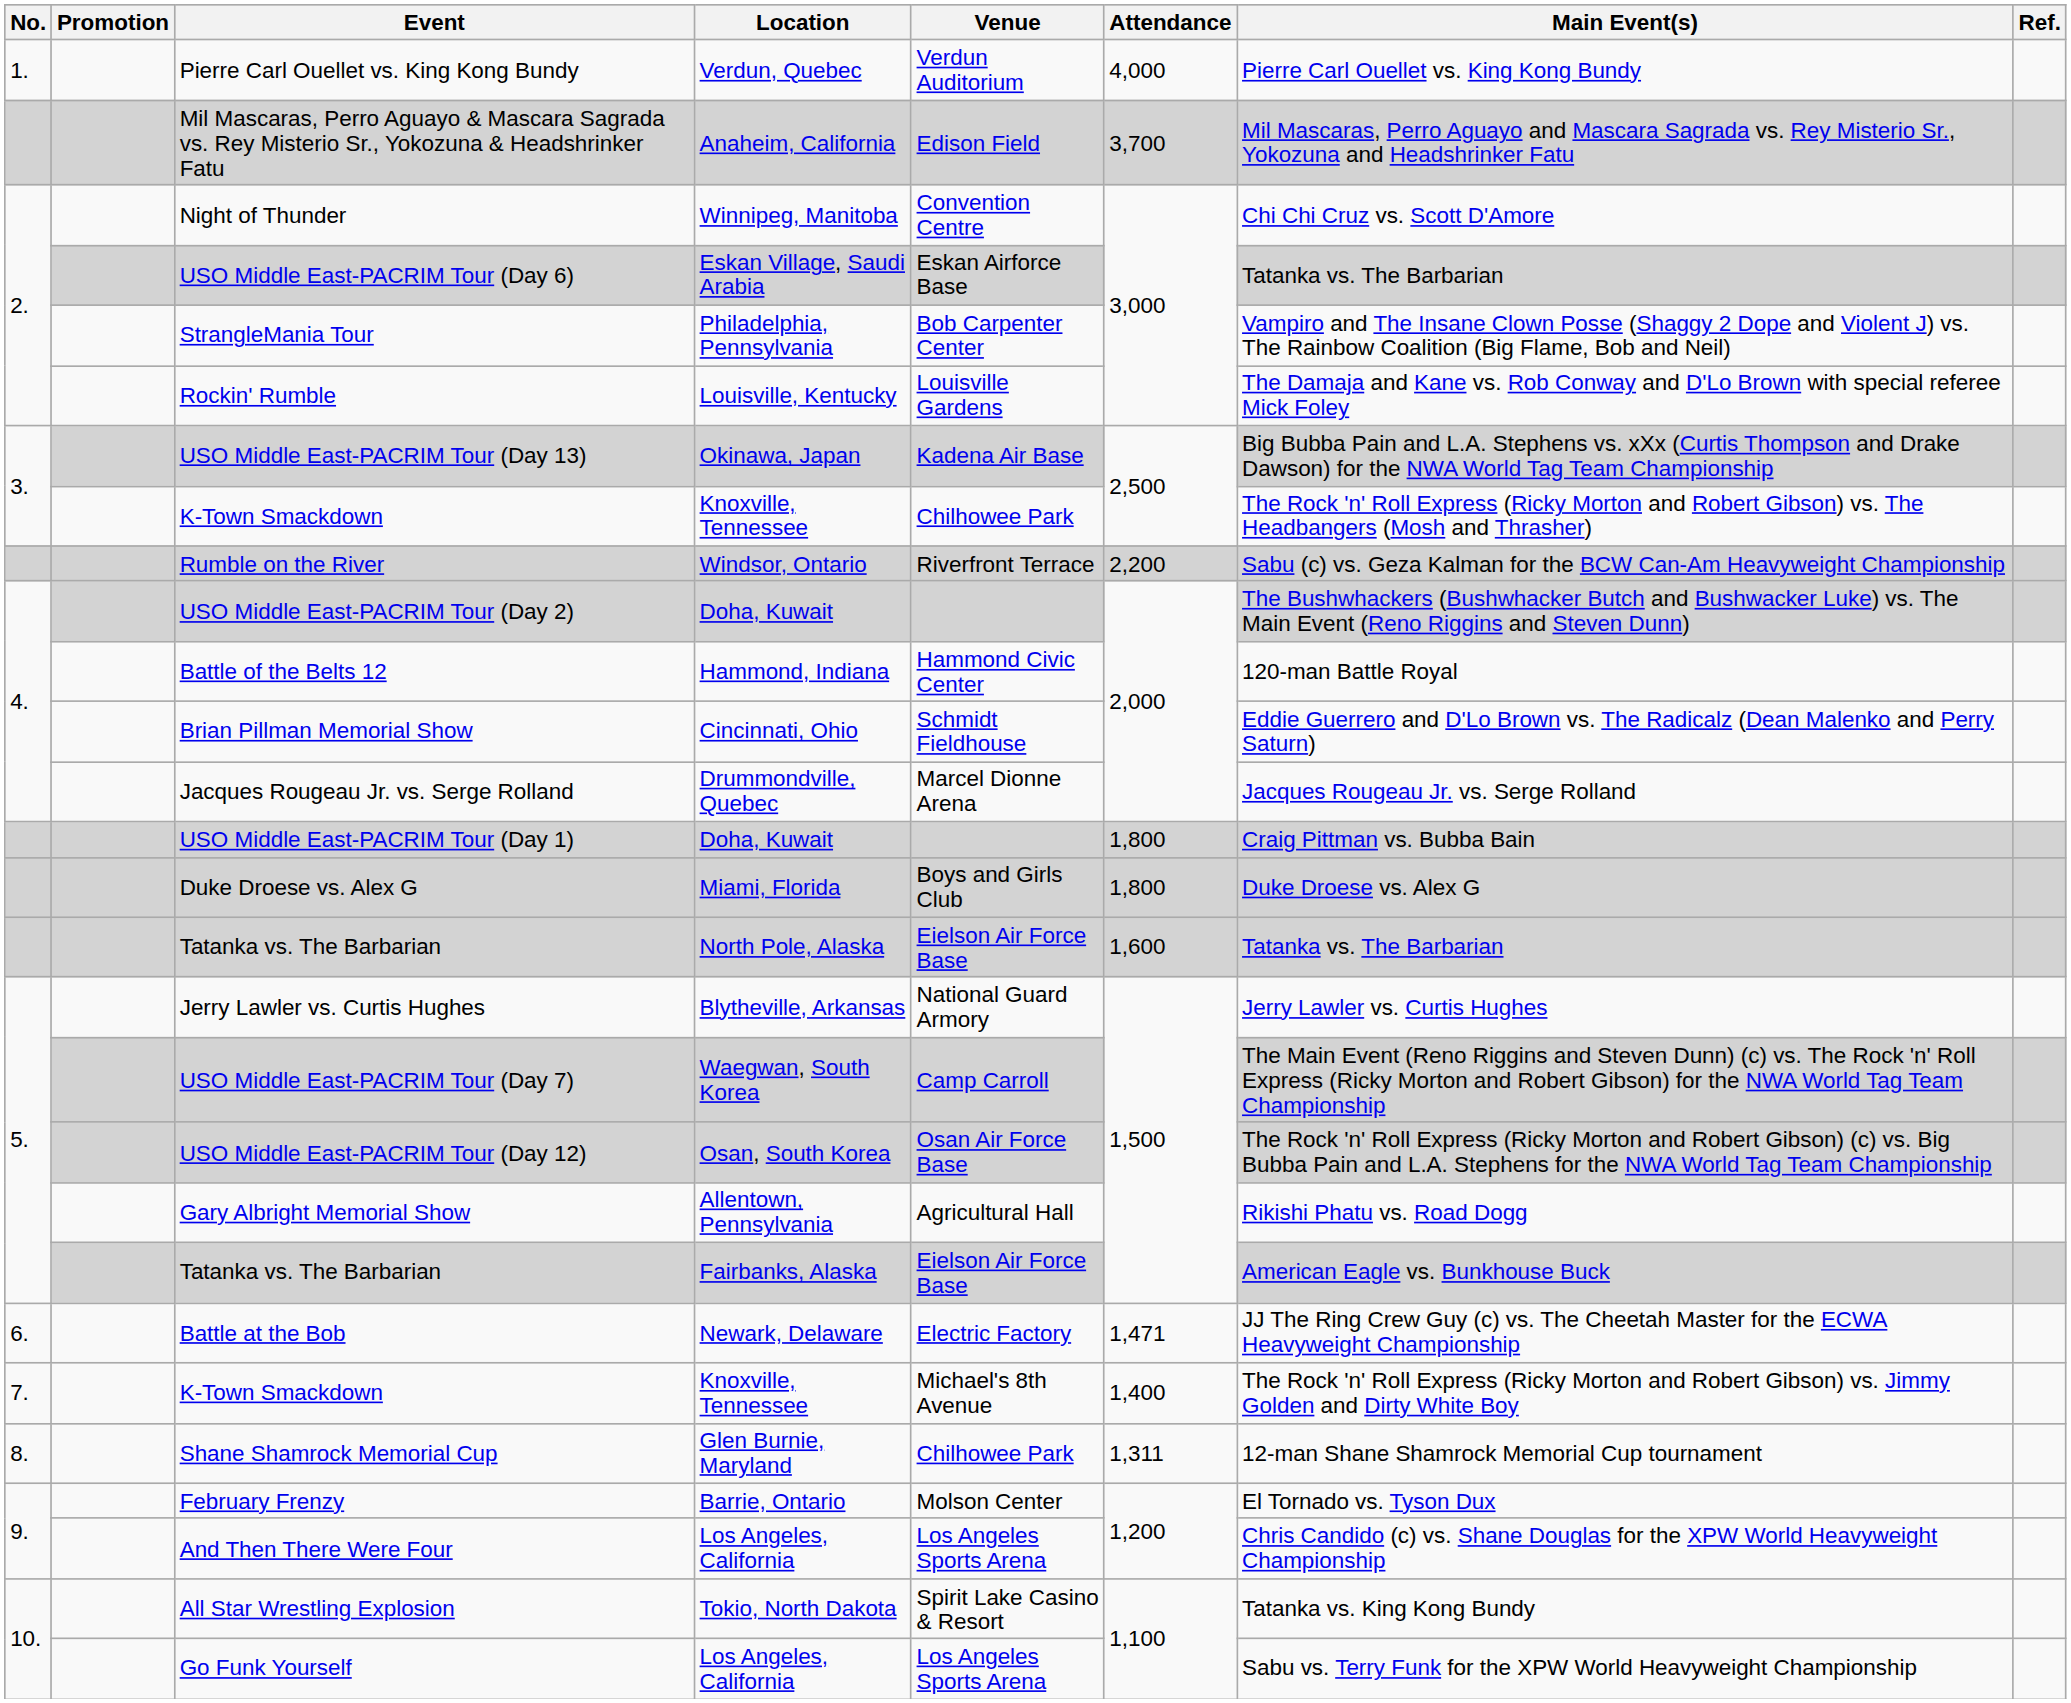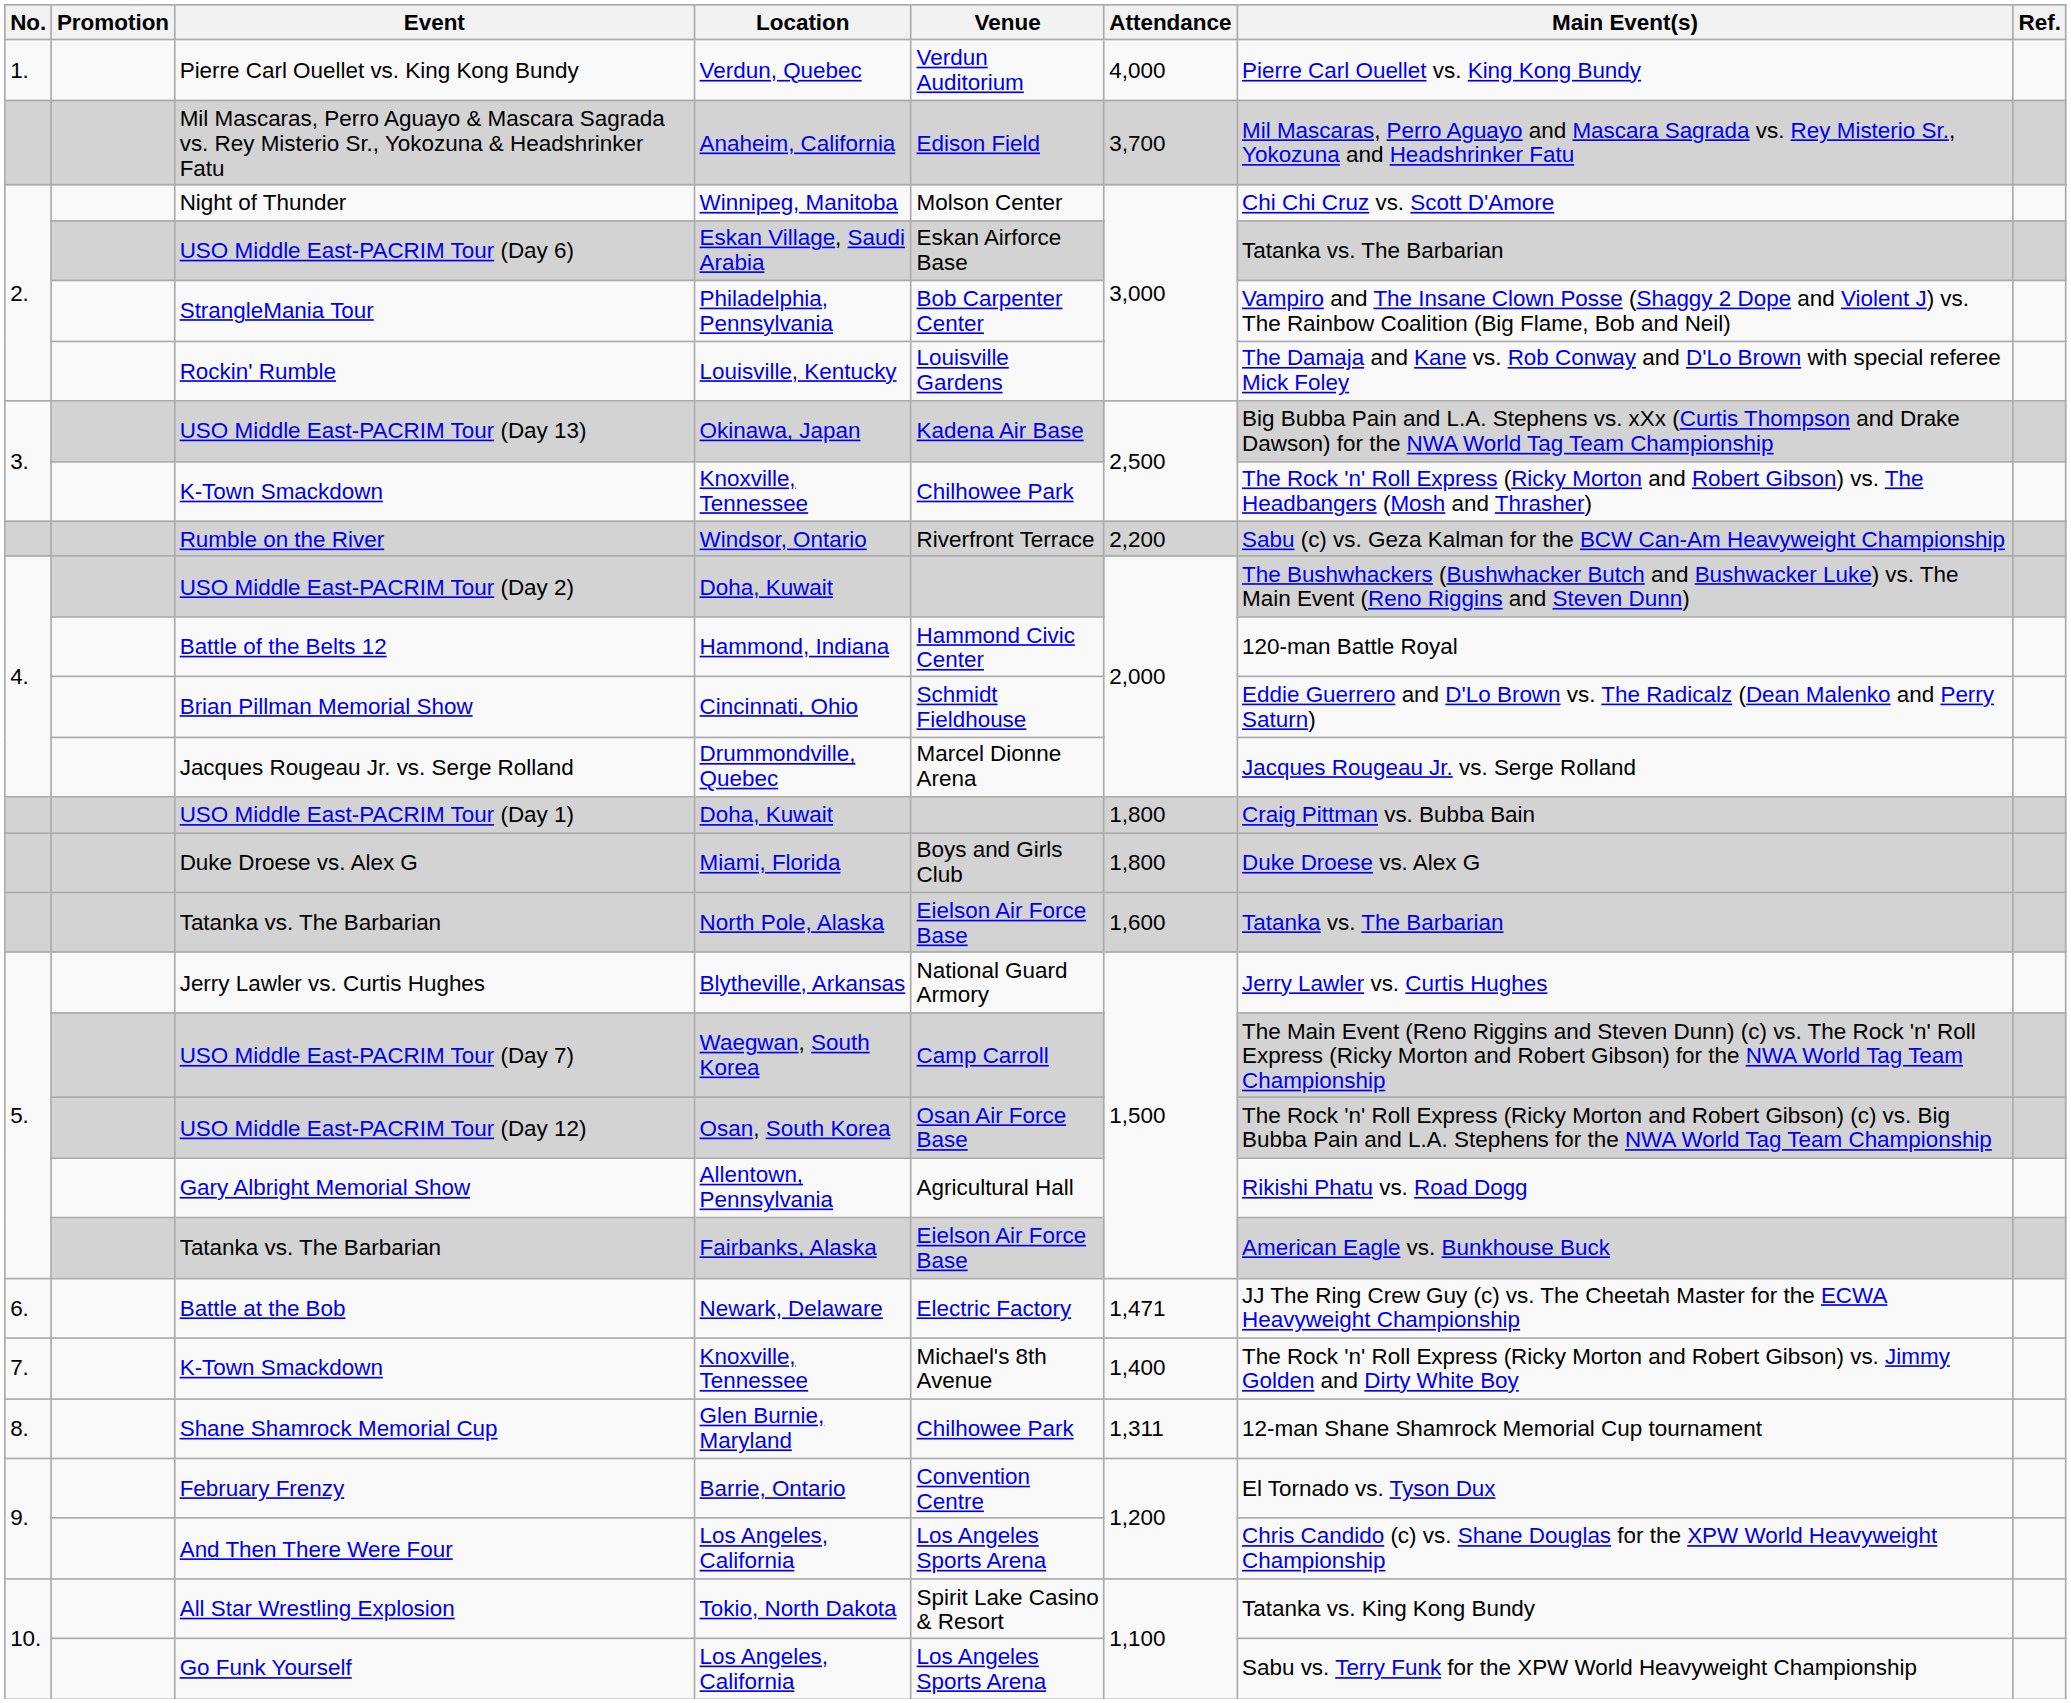(973, 215) Convention Centre -> (990, 202) Molson Center
(990, 1500) Molson Center -> (973, 1488) Convention Centre
